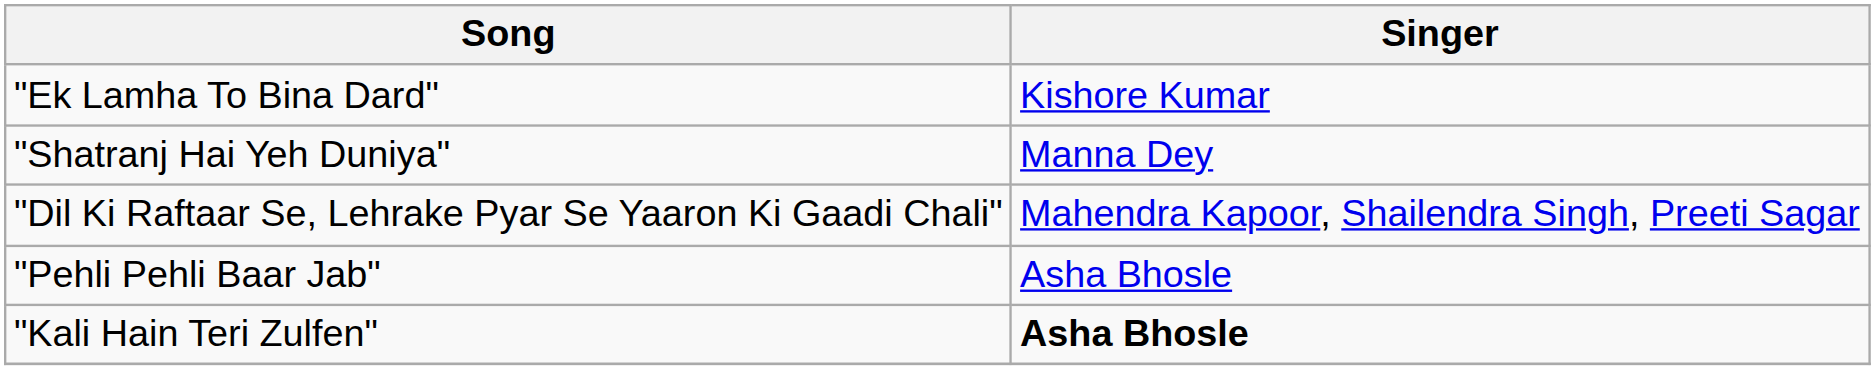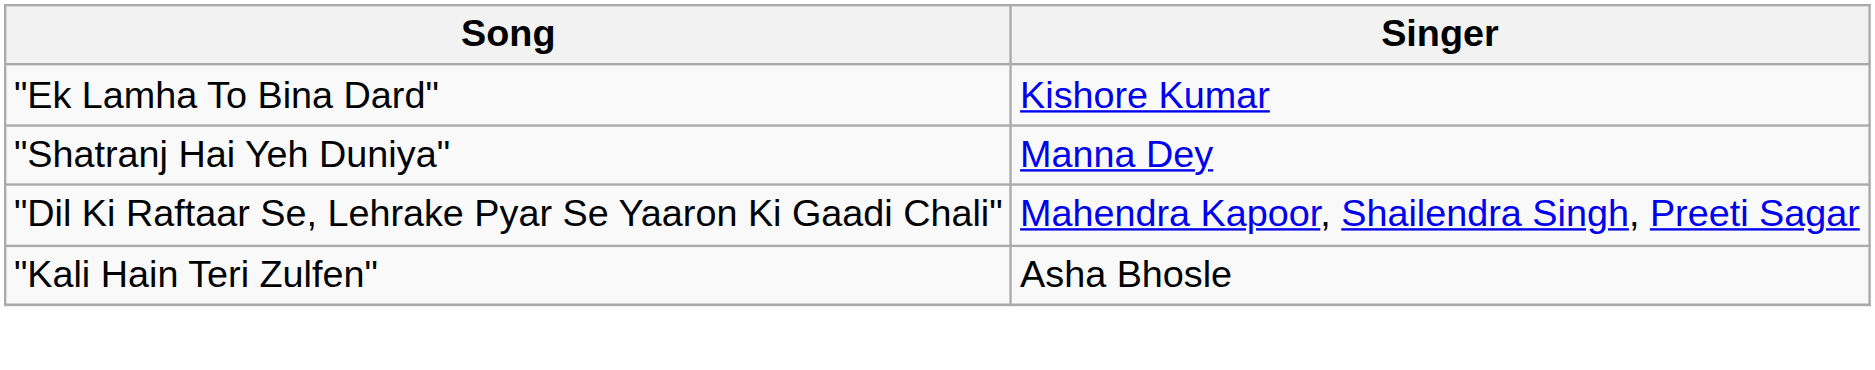- row: (197, 273)
(1134, 333) bold -> (1126, 273) normal
